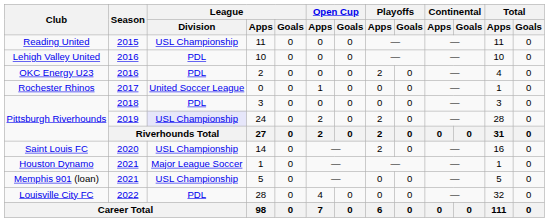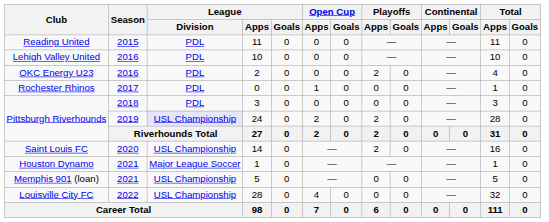(197, 42) USL Championship -> (195, 42) PDL
(197, 88) United Soccer League -> (195, 88) PDL
(197, 194) PDL -> (195, 194) USL Championship
